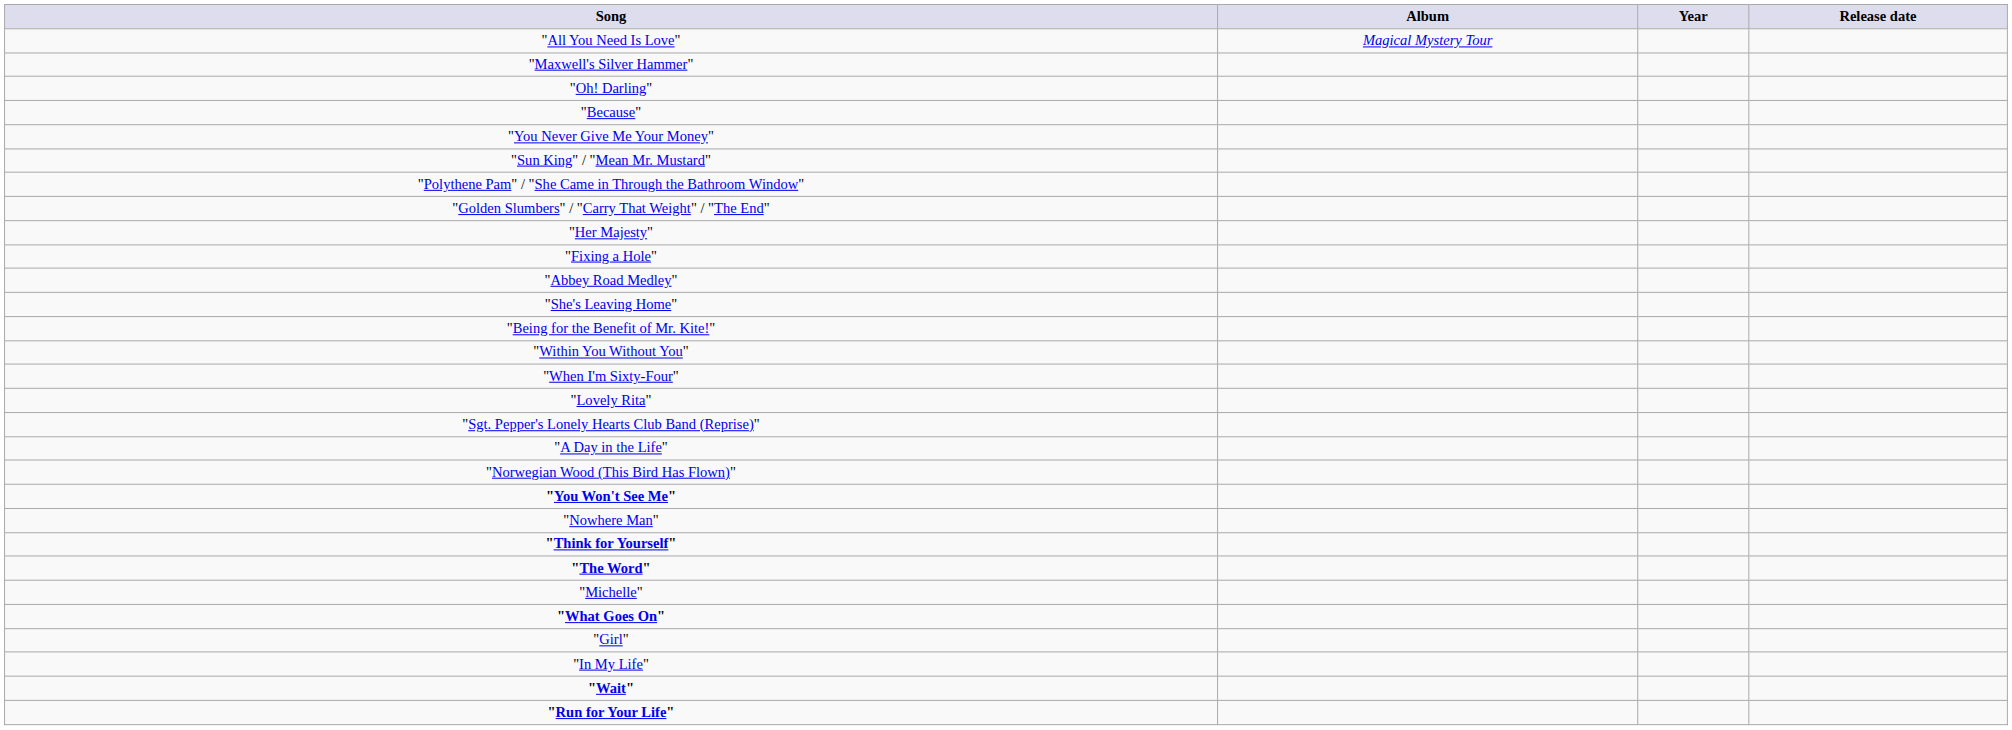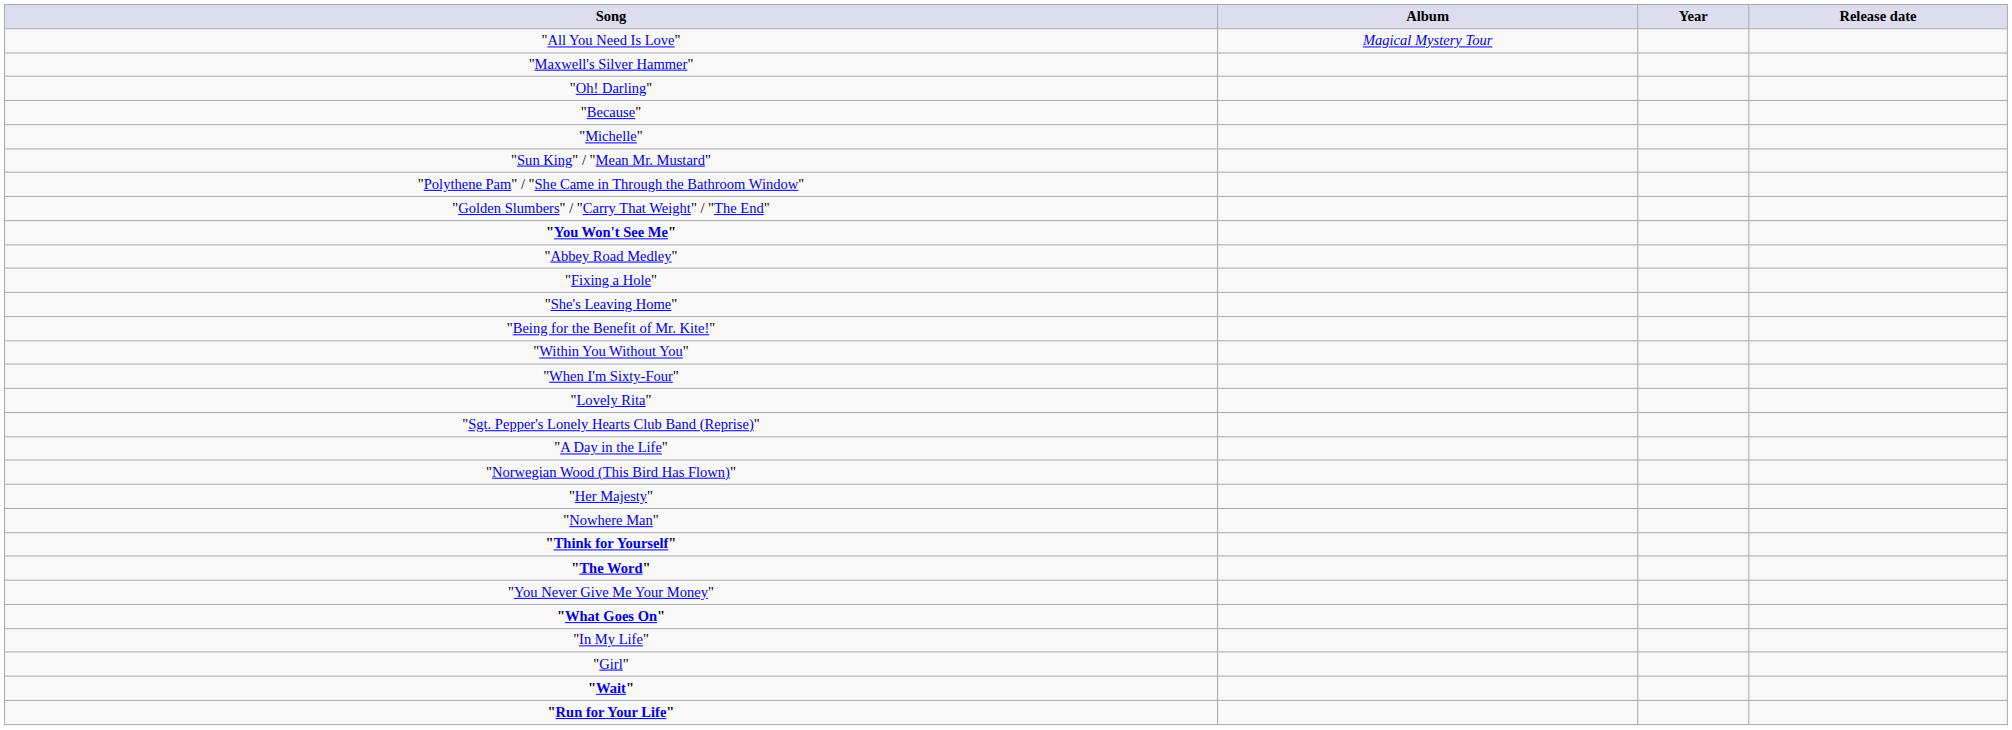rows swapped: (611, 136) <-> (611, 592)
rows swapped: (611, 232) <-> (611, 496)
rows swapped: (611, 280) <-> (611, 256)
rows swapped: (611, 640) <-> (611, 664)
